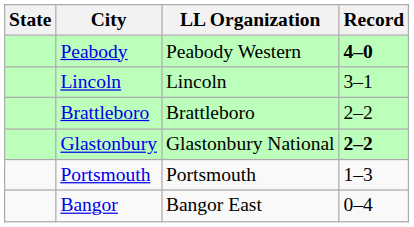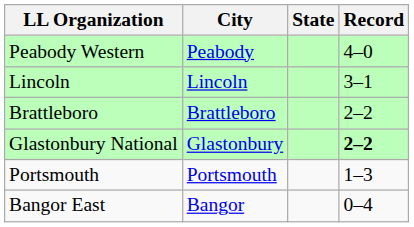columns swapped: (30, 19) <-> (250, 19)
(358, 50) bold -> (358, 50) normal
